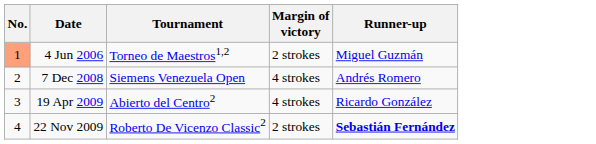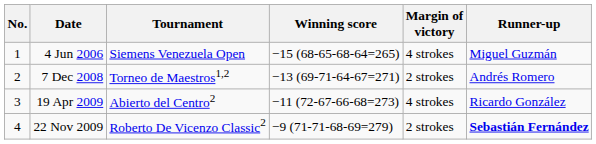+ column: (336, 23)
(17, 54) lightsalmon background -> (17, 53) no background
(169, 54) Torneo de Maestros1,2 -> (177, 53) Siemens Venezuela Open
(296, 54) 2 strokes -> (430, 53) 4 strokes
(177, 78) Siemens Venezuela Open -> (169, 77) Torneo de Maestros1,2
(296, 78) 4 strokes -> (430, 77) 2 strokes
